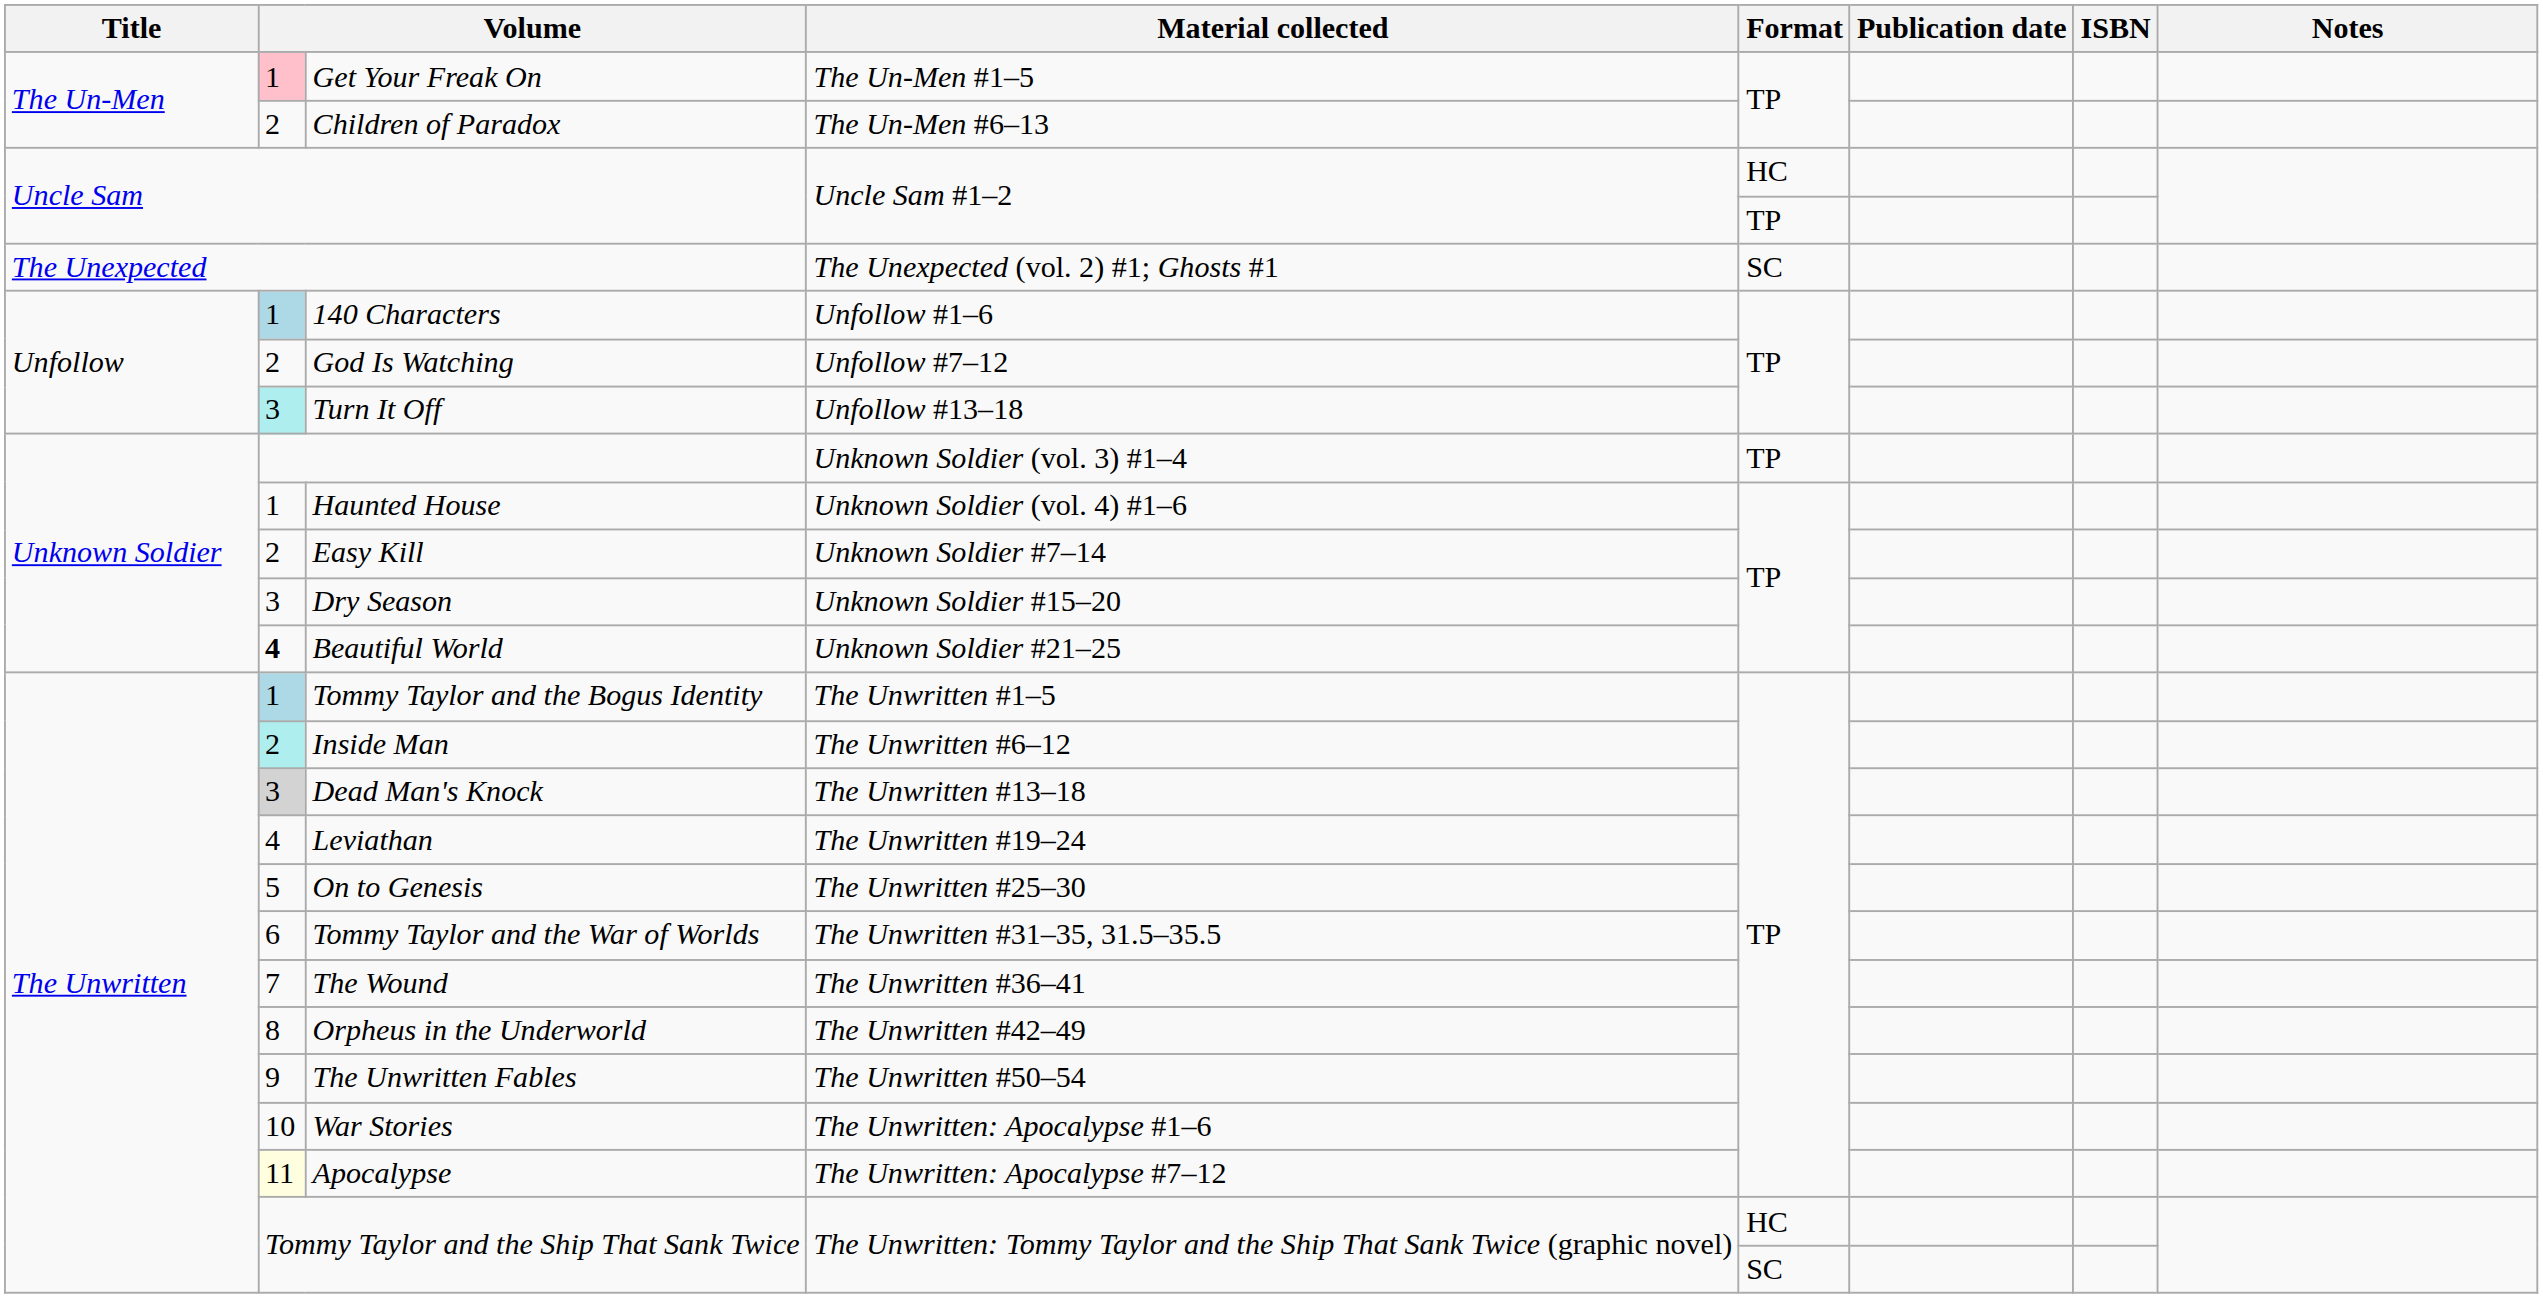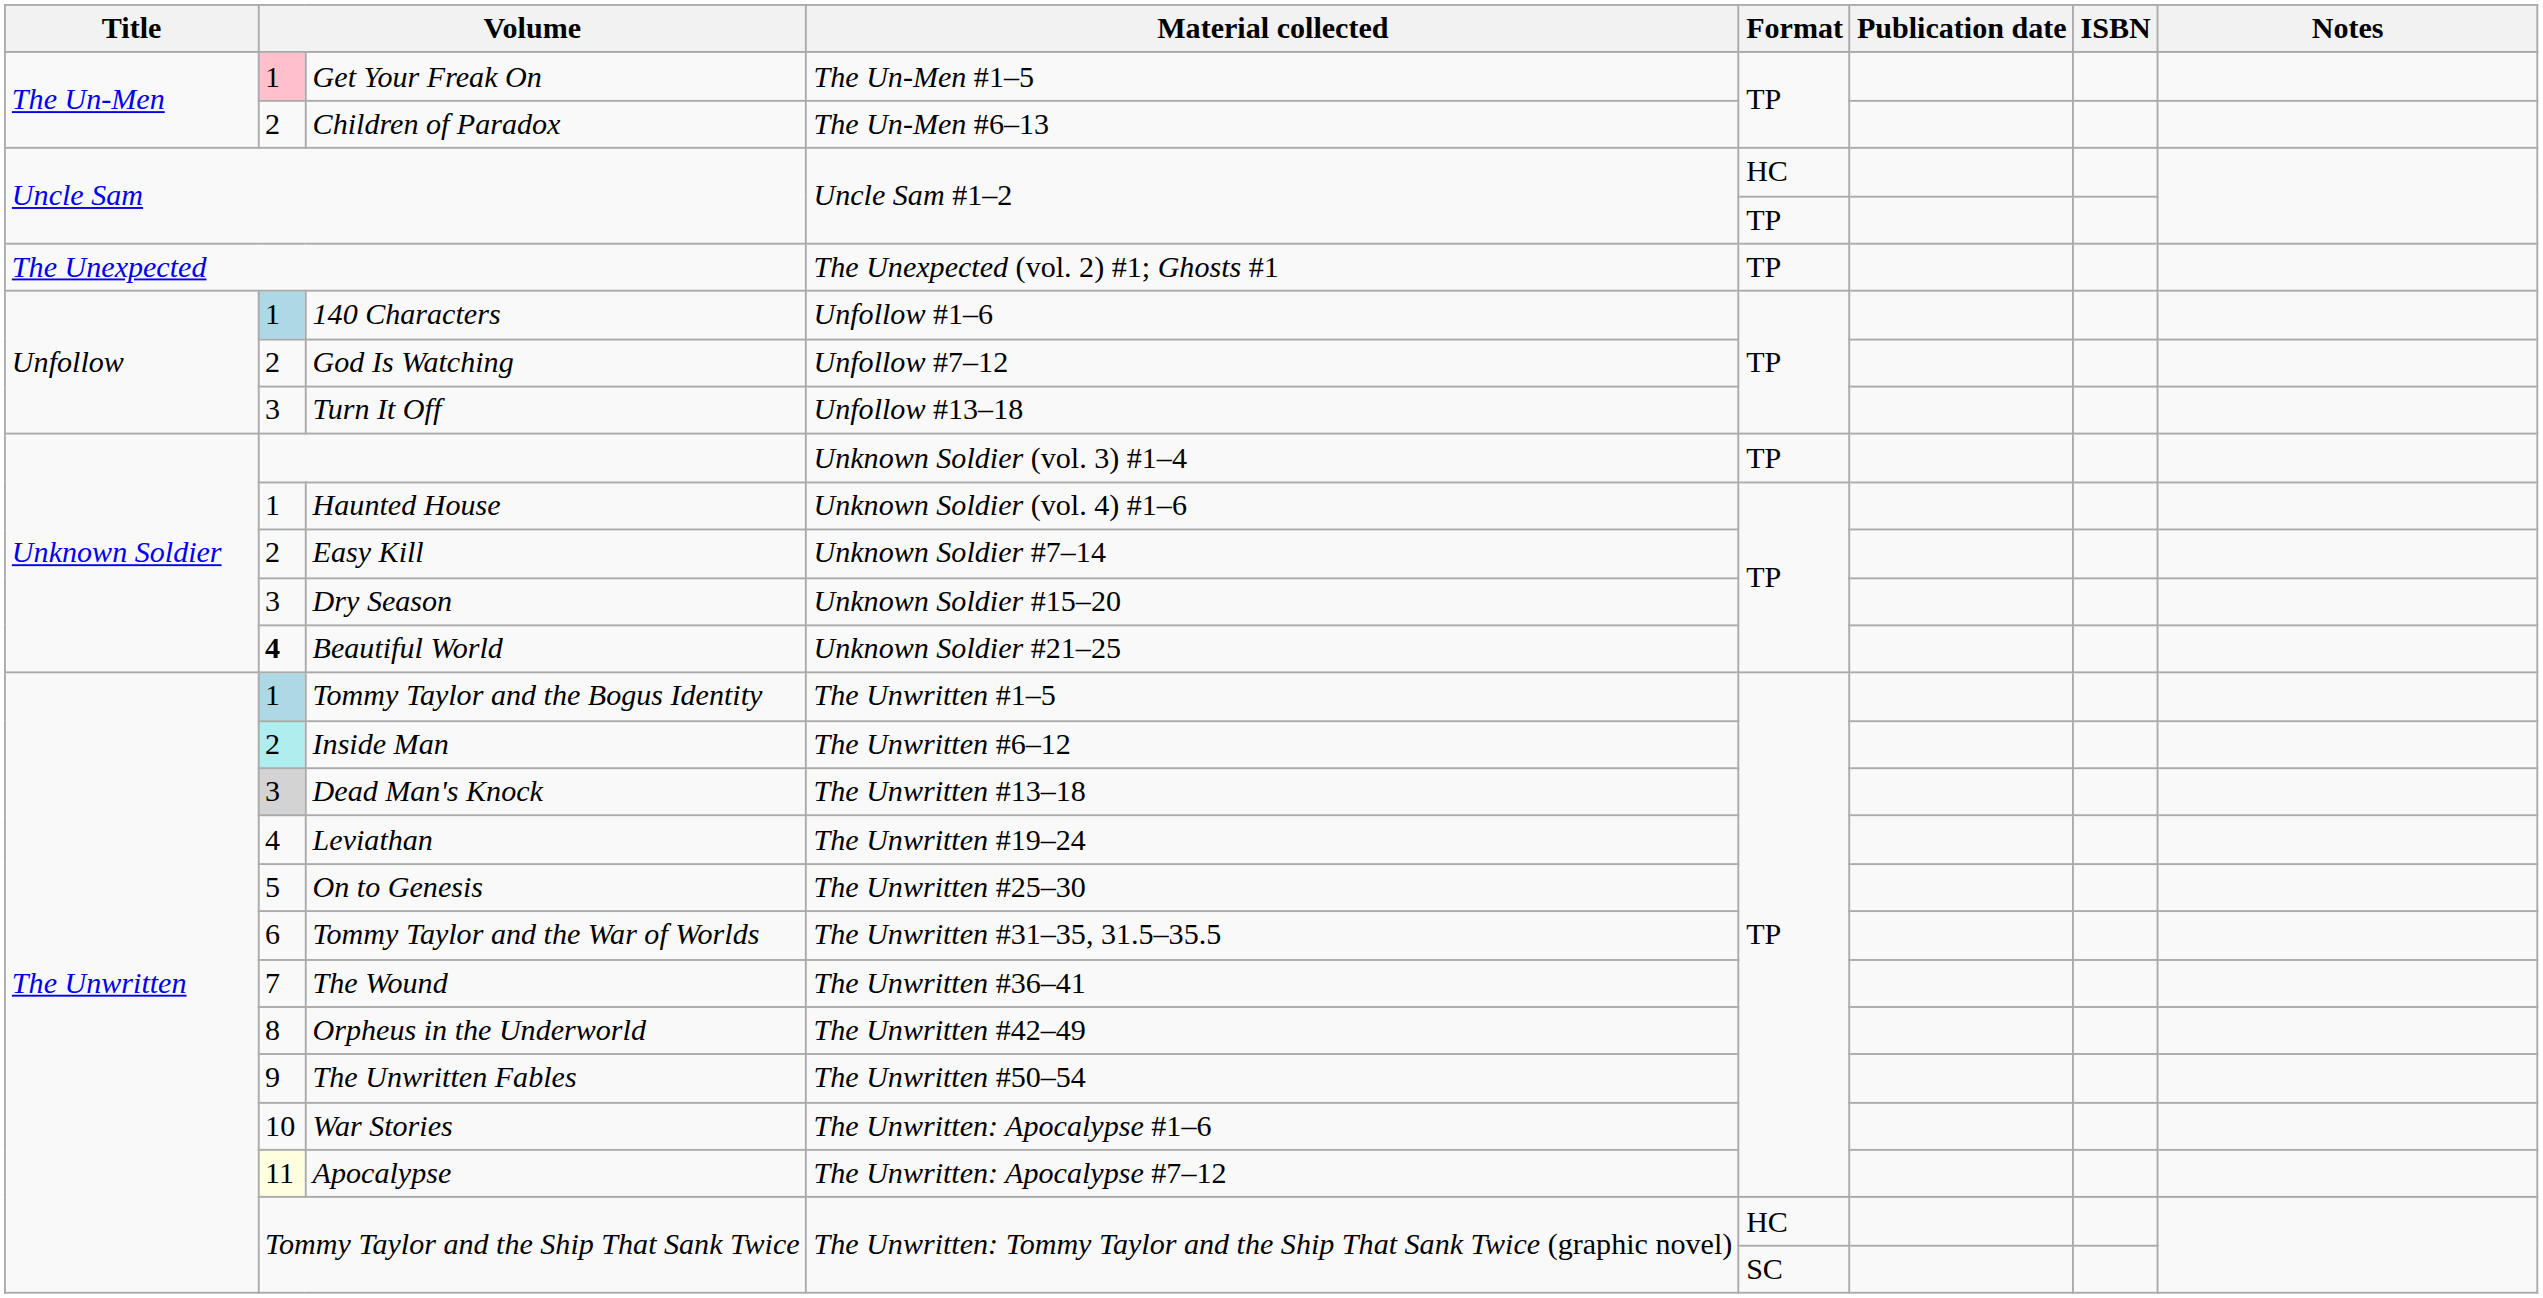(1765, 266) SC -> (1764, 266) TP
(273, 409) paleturquoise background -> (273, 409) no background
